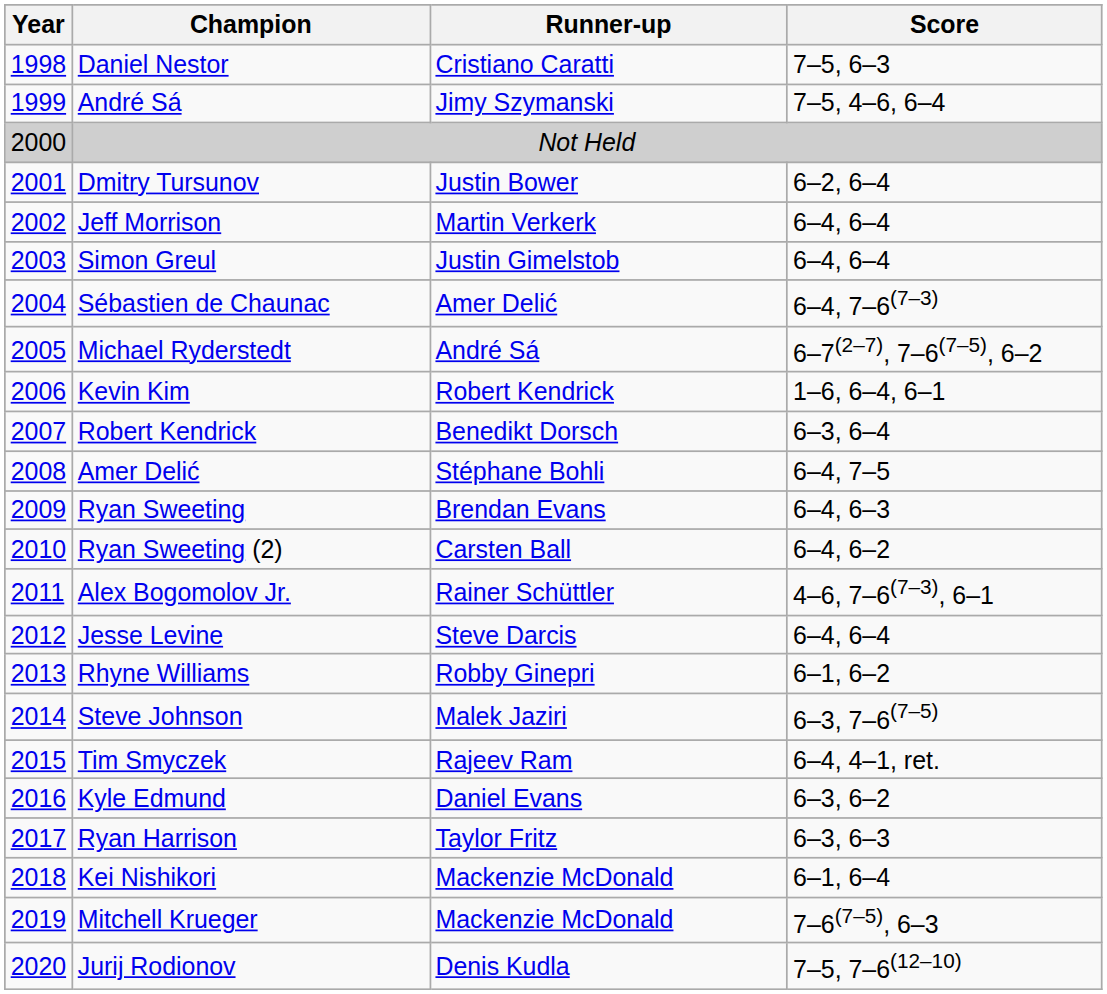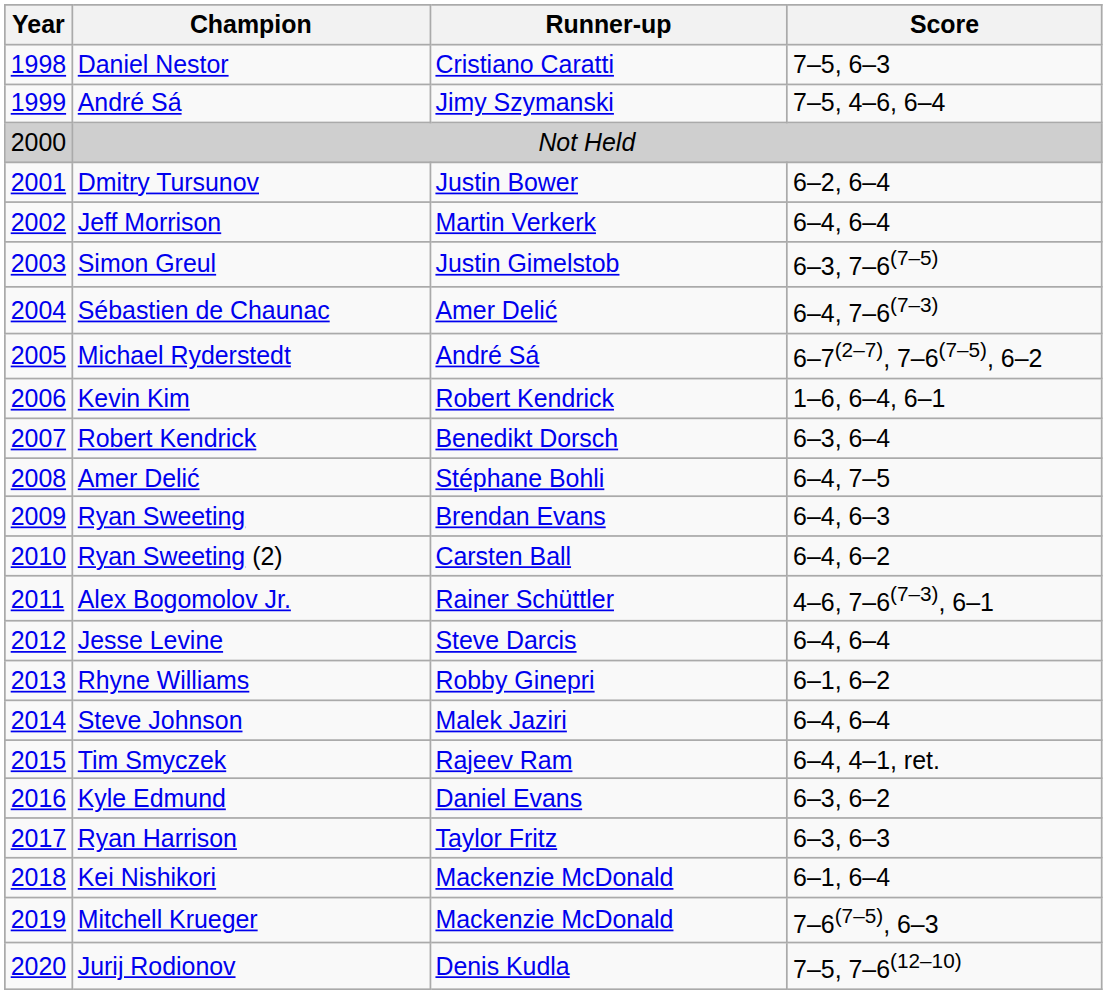(842, 261) 6–4, 6–4 -> (866, 264) 6–3, 7–6(7–5)
(866, 717) 6–3, 7–6(7–5) -> (842, 720) 6–4, 6–4
